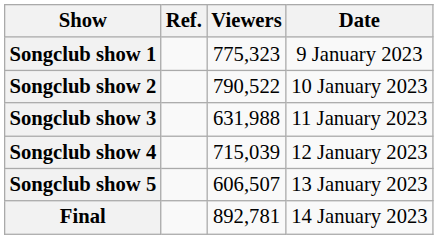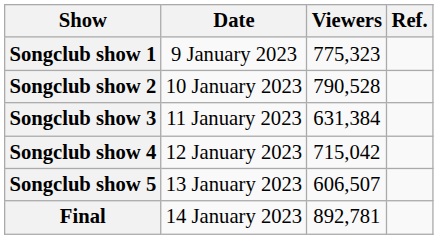columns swapped: (359, 20) <-> (184, 20)
(247, 86) 790,522 -> (347, 86) 790,528
(247, 119) 631,988 -> (347, 119) 631,384
(247, 151) 715,039 -> (347, 151) 715,042
